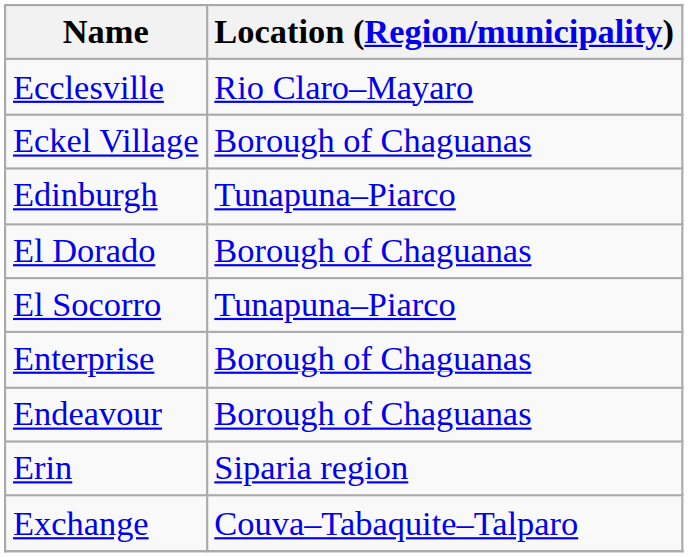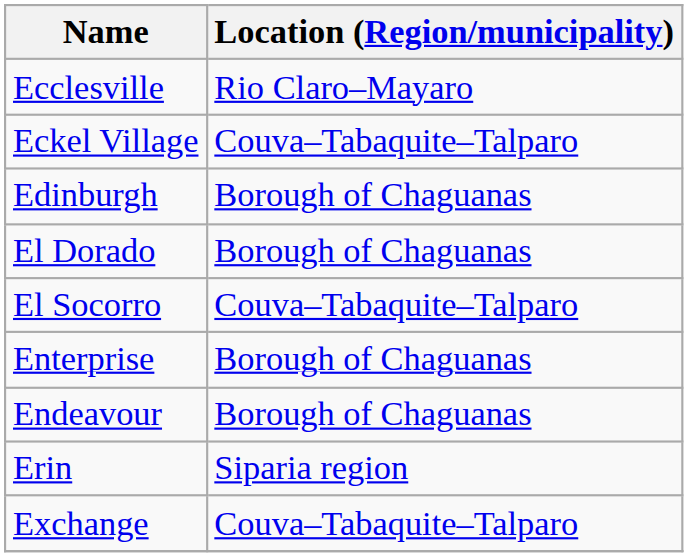(373, 140) Borough of Chaguanas -> (396, 140) Couva–Tabaquite–Talparo
(335, 195) Tunapuna–Piarco -> (373, 195) Borough of Chaguanas
(335, 304) Tunapuna–Piarco -> (396, 304) Couva–Tabaquite–Talparo
